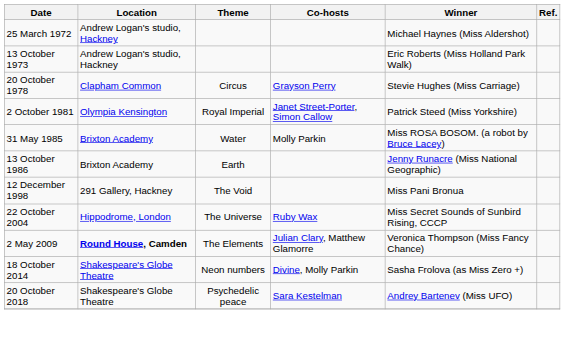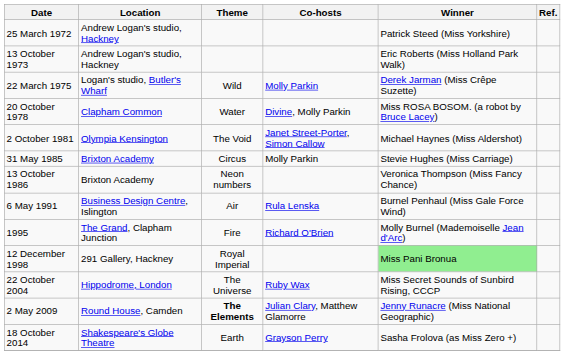(458, 33) Michael Haynes (Miss Aldershot) -> (445, 33) Patrick Steed (Miss Yorkshire)
+ row: (39, 86)
(233, 86) Circus -> (232, 112) Water
(304, 86) Grayson Perry -> (308, 112) Divine, Molly Parkin
(454, 86) Stevie Hughes (Miss Carriage) -> (451, 112) Miss ROSA BOSOM. (a robot by Bruce Lacey)
(233, 112) Royal Imperial -> (232, 138) The Void
(452, 112) Patrick Steed (Miss Yorkshire) -> (451, 138) Michael Haynes (Miss Aldershot)
(233, 138) Water -> (232, 159) Circus
(458, 138) Miss ROSA BOSOM. (a robot by Bruce Lacey) -> (447, 159) Stevie Hughes (Miss Carriage)
(233, 164) Earth -> (232, 180) Neon numbers
(452, 164) Jenny Runacre (Miss National Geographic) -> (451, 180) Veronica Thompson (Miss Fancy Chance)
+ row: (32, 206)
+ row: (17, 232)
(233, 191) The Void -> (232, 259) Royal Imperial
(425, 191) no background -> (418, 259) lightgreen background
(134, 243) bold -> (132, 311) normal
(233, 243) normal -> (232, 311) bold
(458, 243) Veronica Thompson (Miss Fancy Chance) -> (445, 311) Jenny Runacre (Miss National Geographic)
(233, 270) Neon numbers -> (232, 338) Earth
(316, 270) Divine, Molly Parkin -> (296, 338) Grayson Perry
- row: (31, 296)
